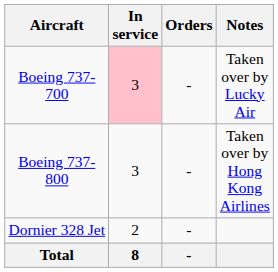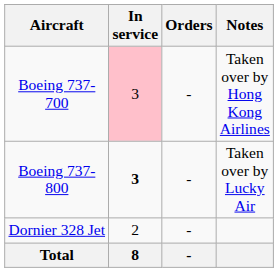(245, 85) Taken over by Lucky Air -> (245, 93) Taken over by Hong Kong Airlines
(135, 170) normal -> (135, 179) bold
(245, 170) Taken over by Hong Kong Airlines -> (245, 179) Taken over by Lucky Air
